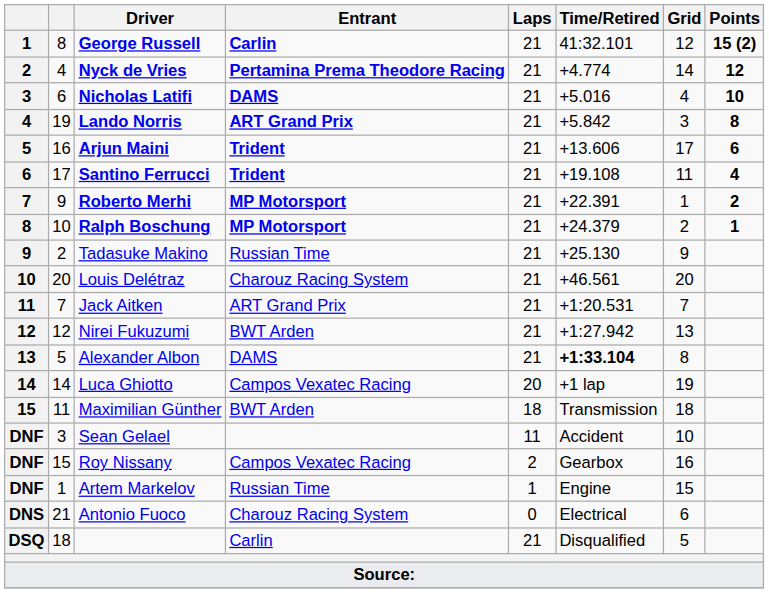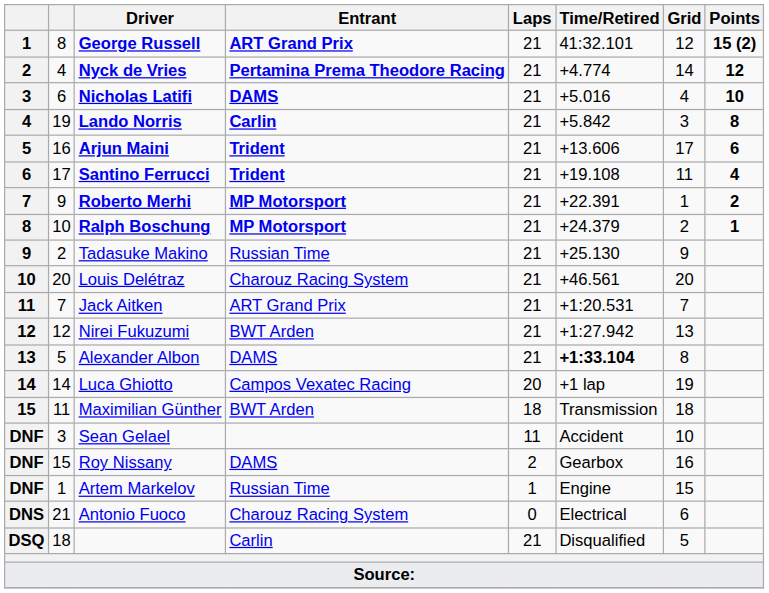(253, 43) Carlin -> (291, 43) ART Grand Prix
(291, 122) ART Grand Prix -> (253, 122) Carlin
(320, 462) Campos Vexatec Racing -> (253, 462) DAMS
